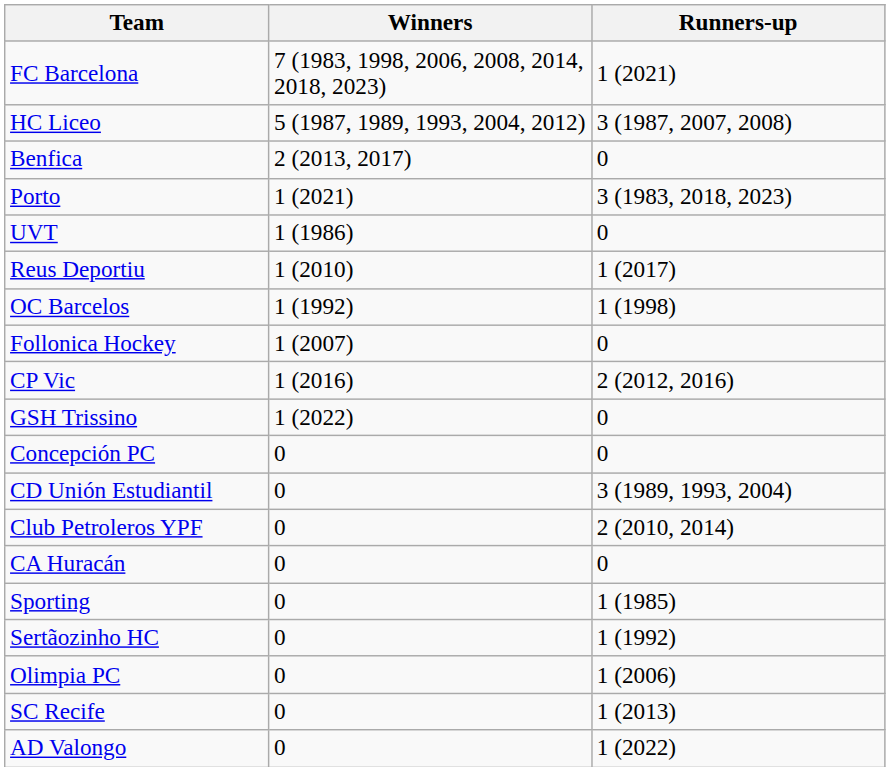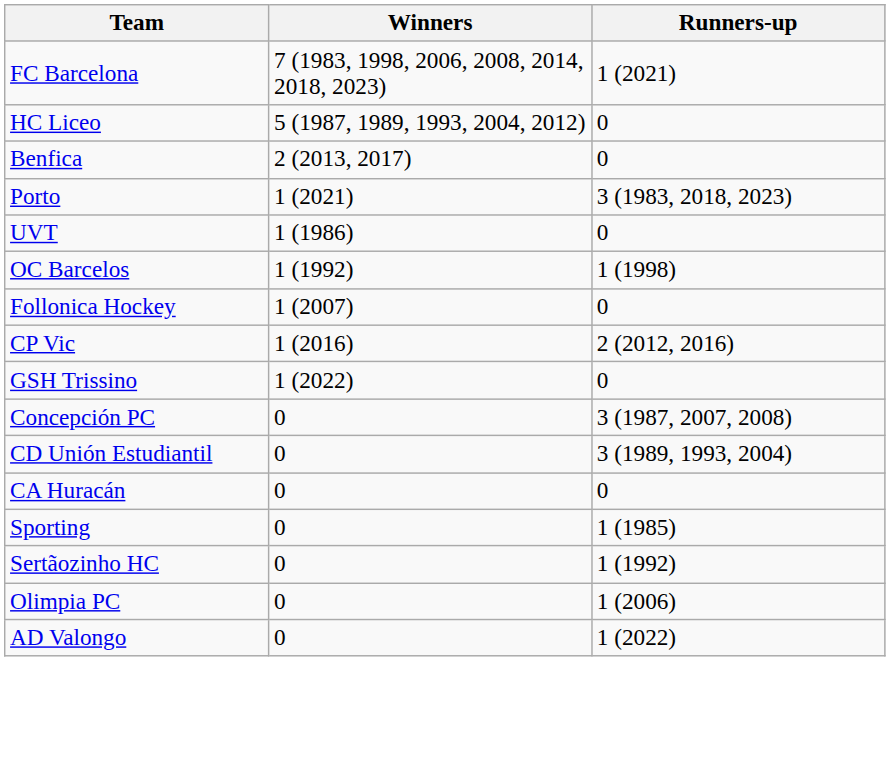(694, 122) 3 (1987, 2007, 2008) -> (603, 122) 0
- row: (77, 269)
(603, 453) 0 -> (694, 416) 3 (1987, 2007, 2008)
- row: (106, 527)
- row: (57, 711)
